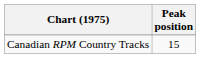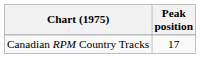(174, 44) 15 -> (174, 44) 17
